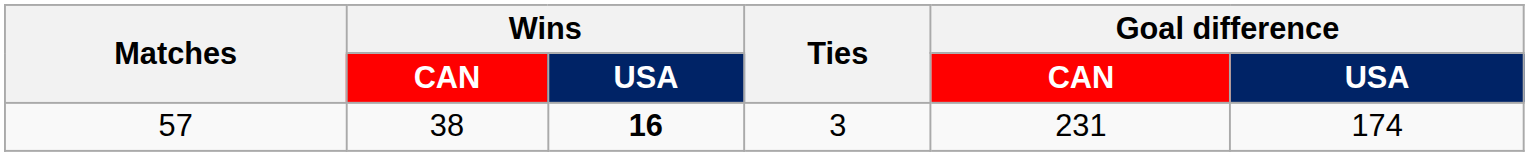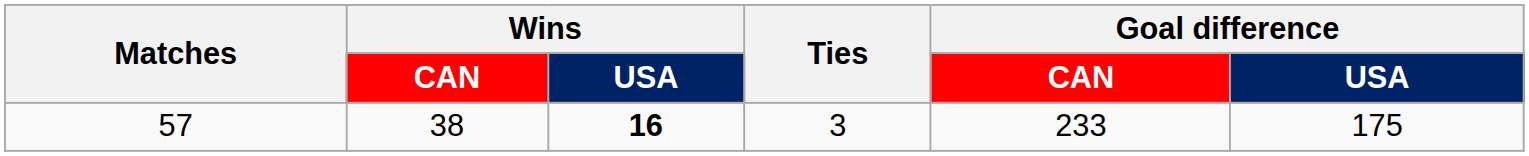(1081, 126) 231 -> (1081, 126) 233
(1377, 126) 174 -> (1377, 126) 175
